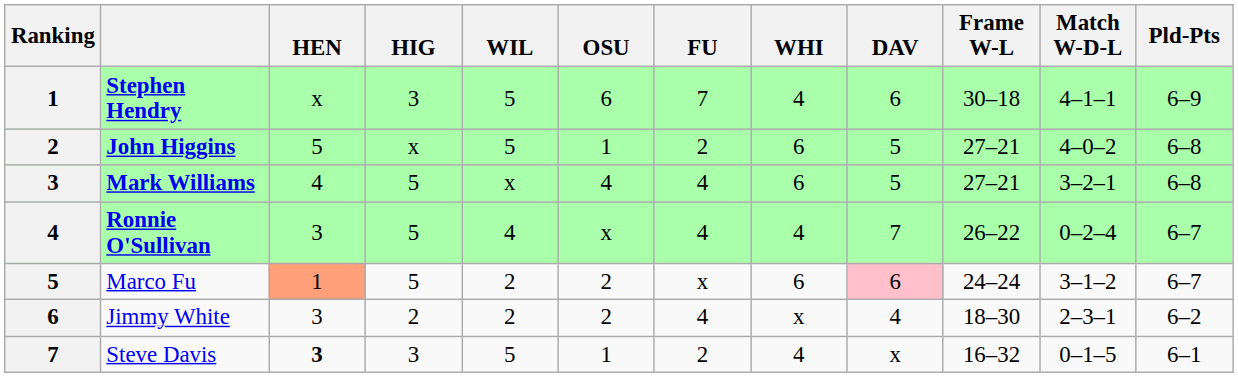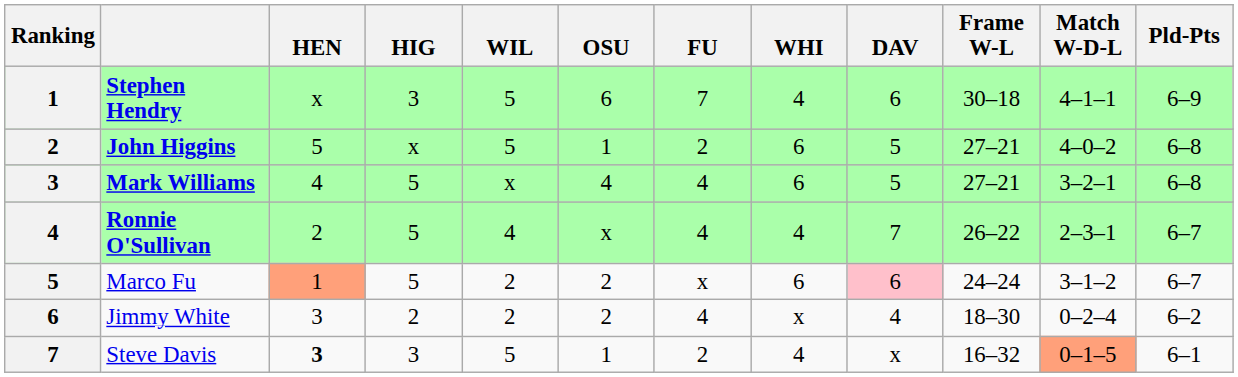(317, 232) 3 -> (317, 232) 2
(1088, 232) 0–2–4 -> (1088, 232) 2–3–1
(1088, 317) 2–3–1 -> (1088, 317) 0–2–4
(1088, 353) no background -> (1088, 353) lightsalmon background
